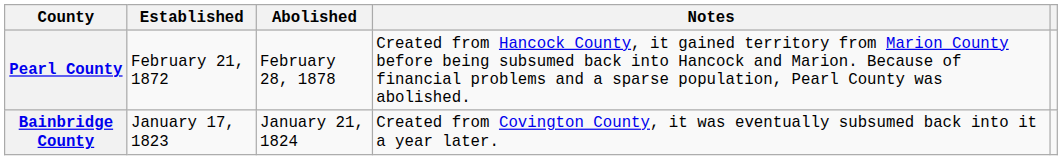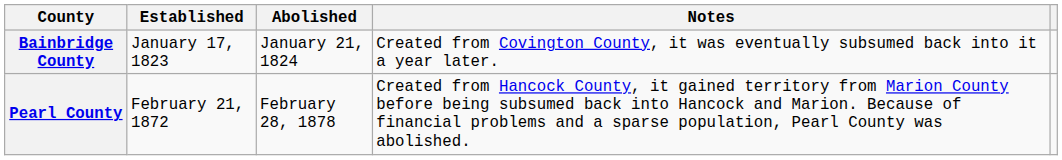rows swapped: (66, 132) <-> (66, 70)
